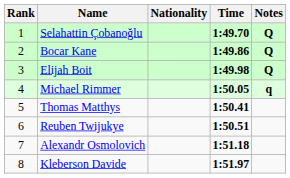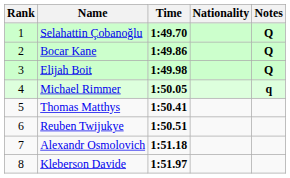columns swapped: (179, 13) <-> (231, 13)
